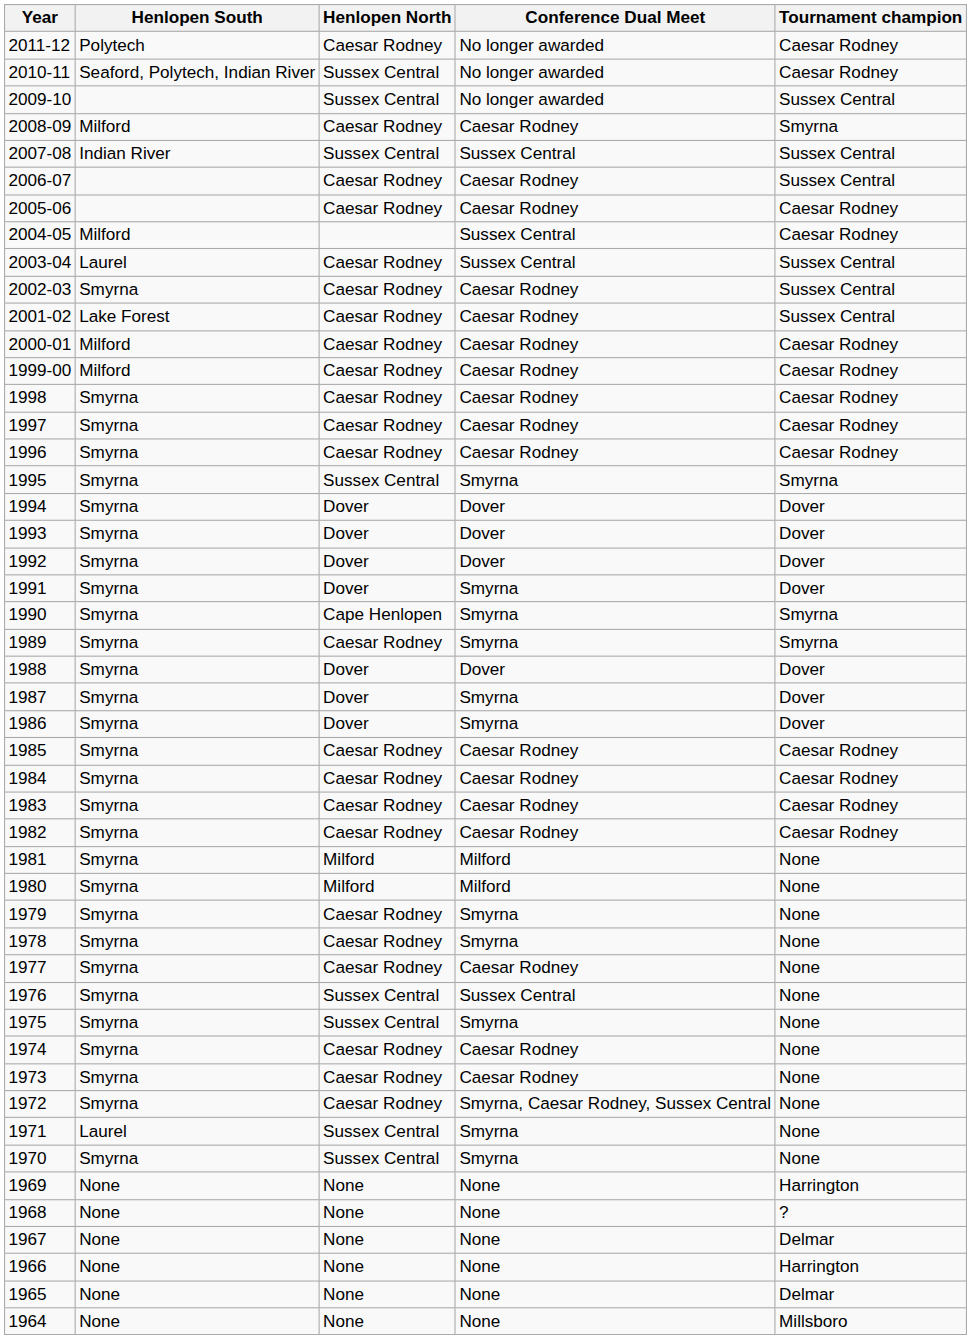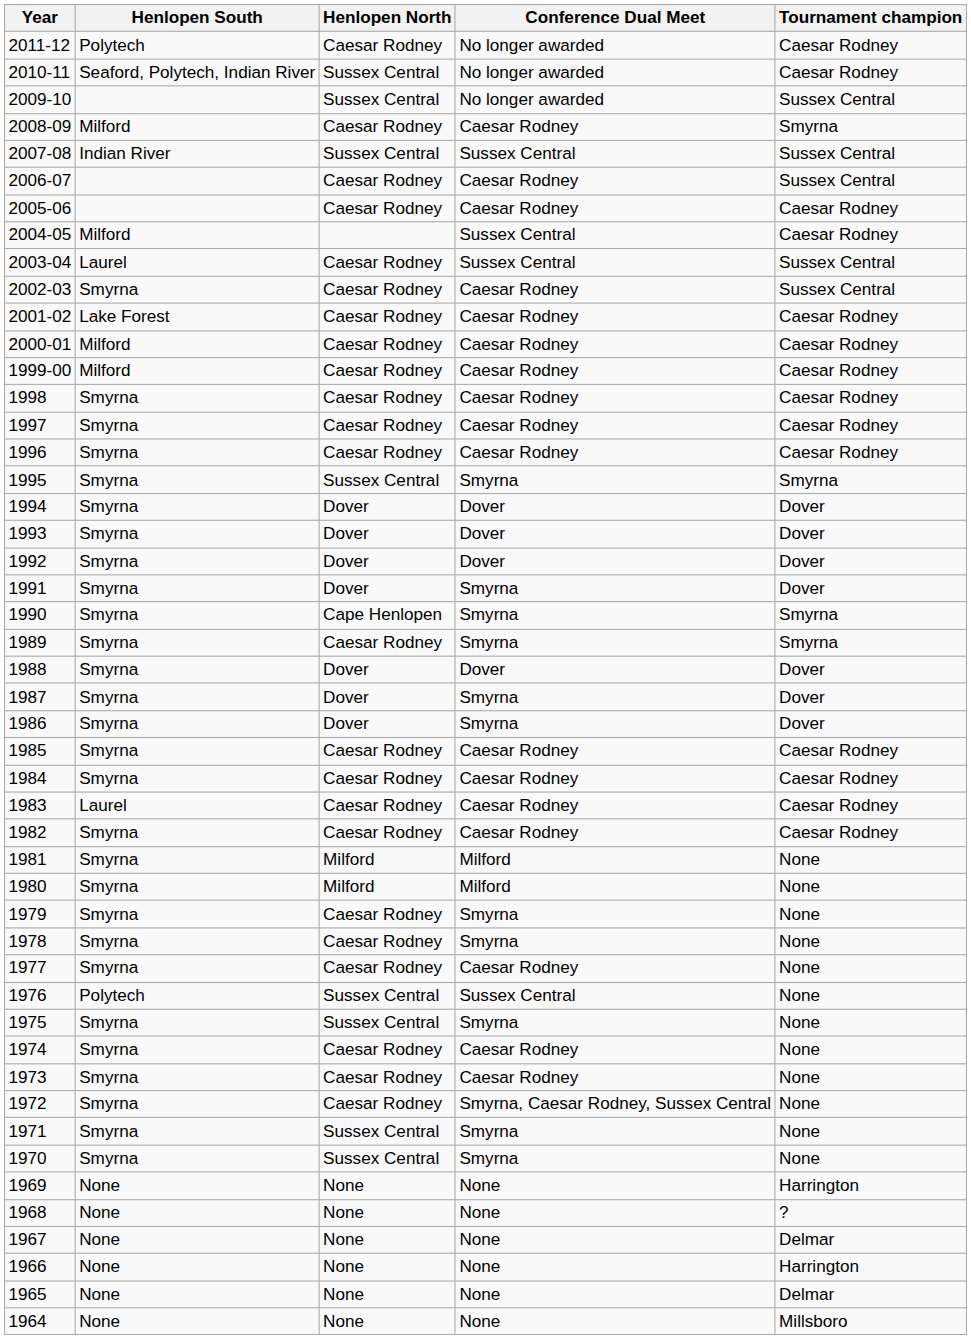(837, 316) Sussex Central -> (839, 316) Caesar Rodney
(109, 805) Smyrna -> (103, 805) Laurel
(109, 995) Smyrna -> (112, 995) Polytech
(103, 1131) Laurel -> (109, 1131) Smyrna
